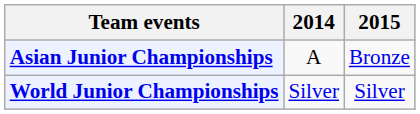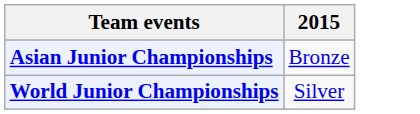- column: (314, 22)
